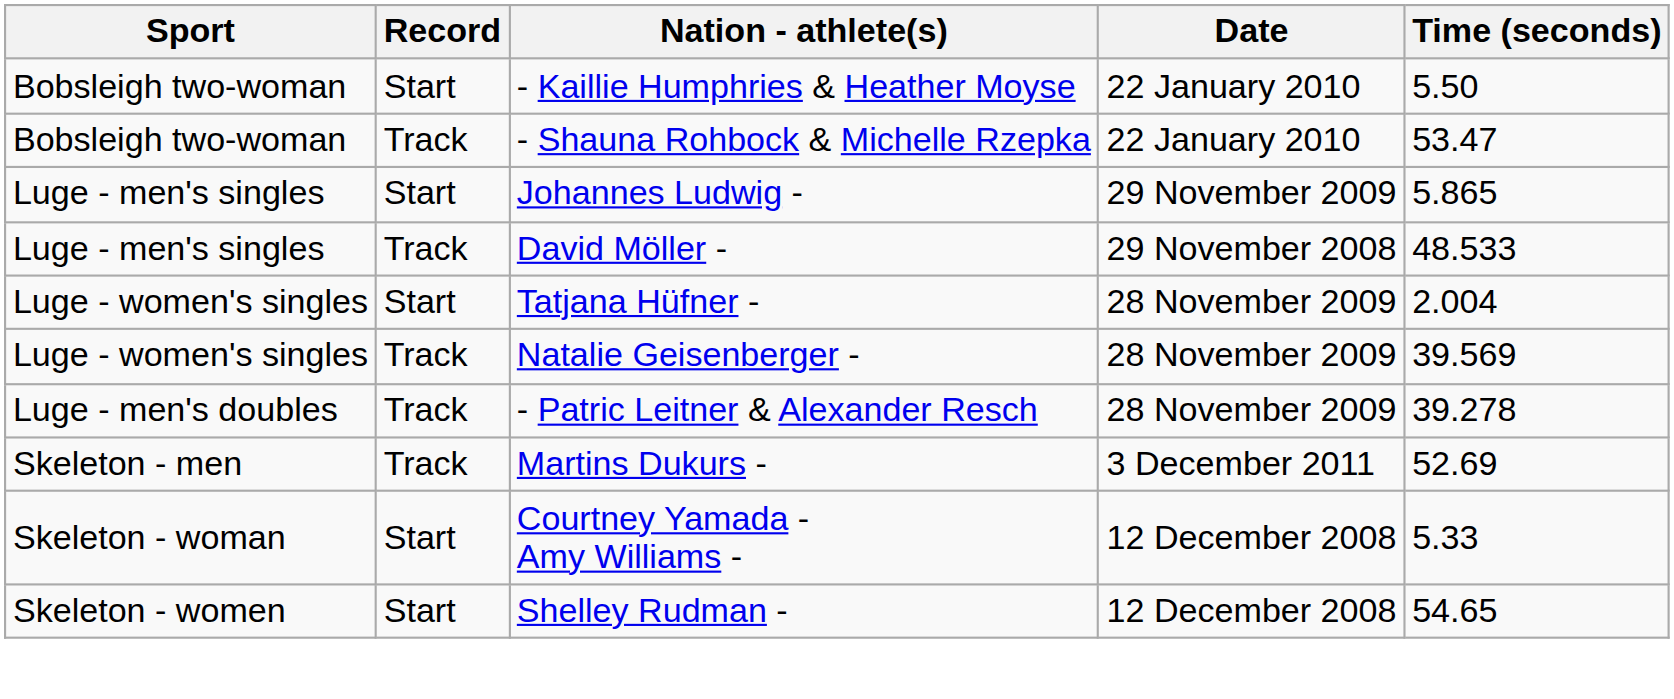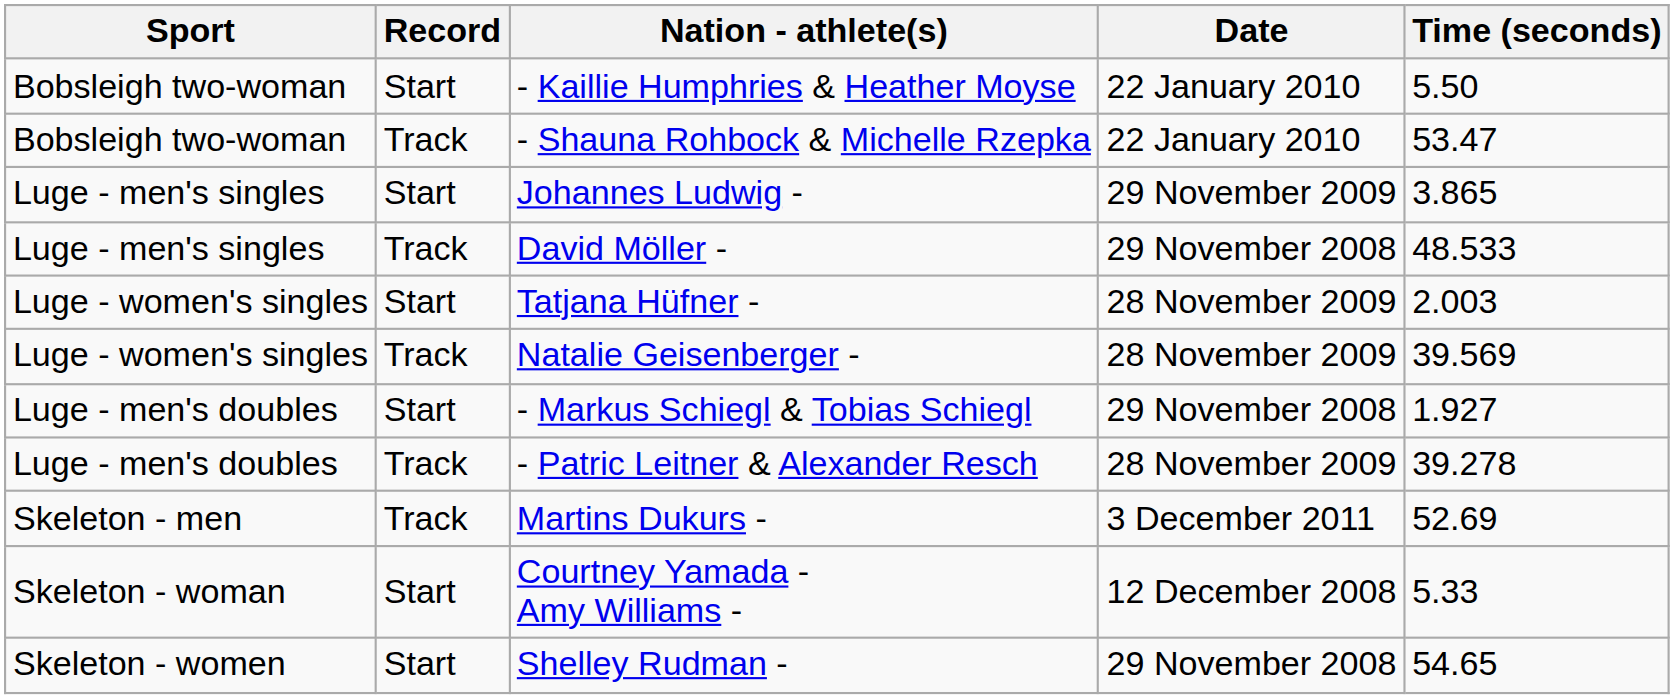(1455, 193) 5.865 -> (1455, 193) 3.865
(1455, 301) 2.004 -> (1455, 301) 2.003
+ row: (774, 409)
(1252, 610) 12 December 2008 -> (1252, 664) 29 November 2008
